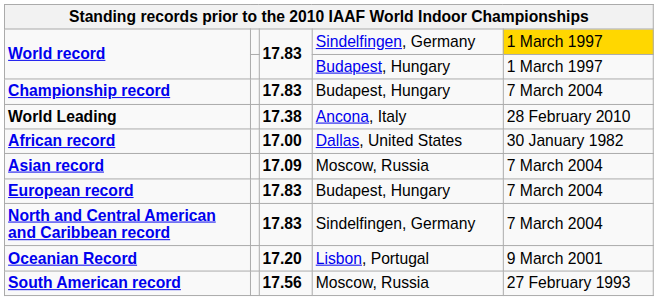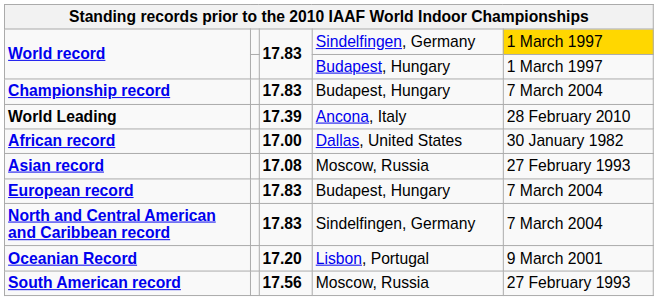(282, 116) 17.38 -> (282, 116) 17.39
(282, 166) 17.09 -> (282, 166) 17.08
(555, 166) 7 March 2004 -> (569, 166) 27 February 1993
